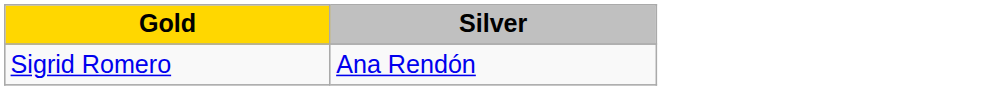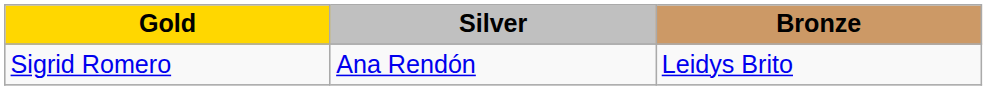+ column: (819, 24)
